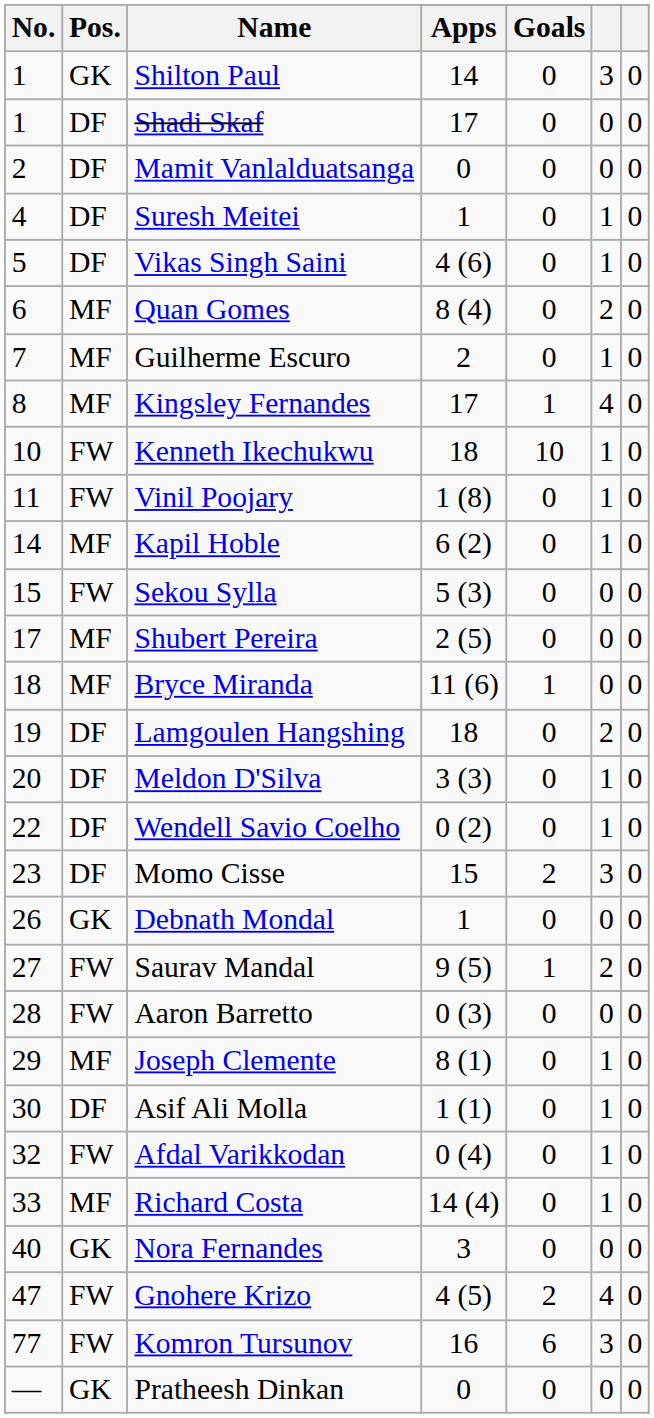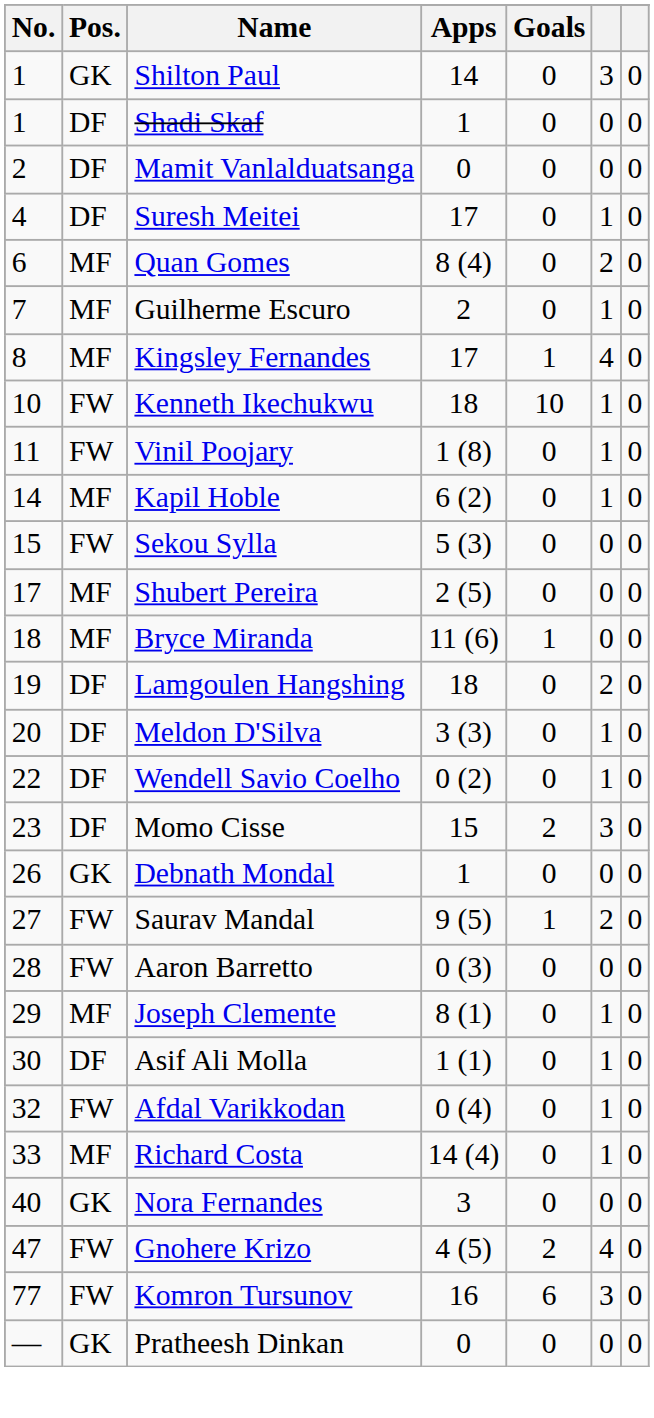(464, 121) 17 -> (464, 121) 1
(464, 215) 1 -> (464, 215) 17
- row: (240, 262)
